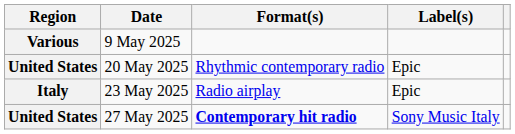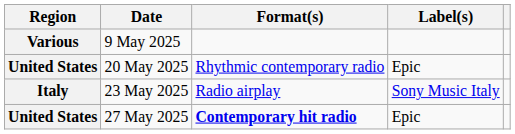(406, 91) Epic -> (446, 91) Sony Music Italy
(446, 116) Sony Music Italy -> (406, 116) Epic
